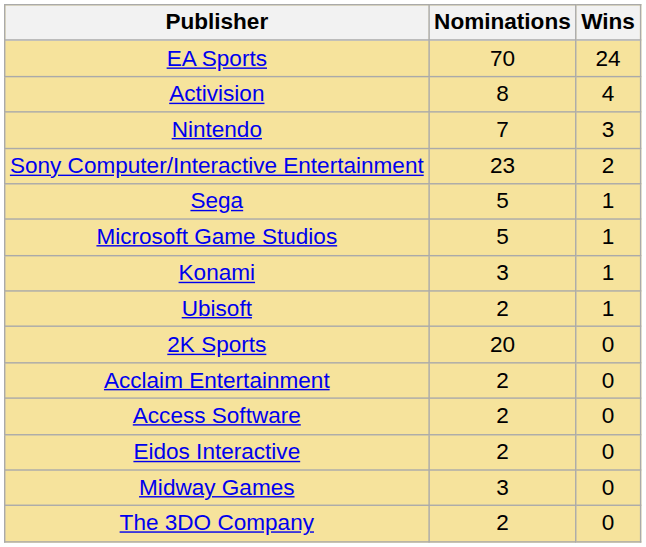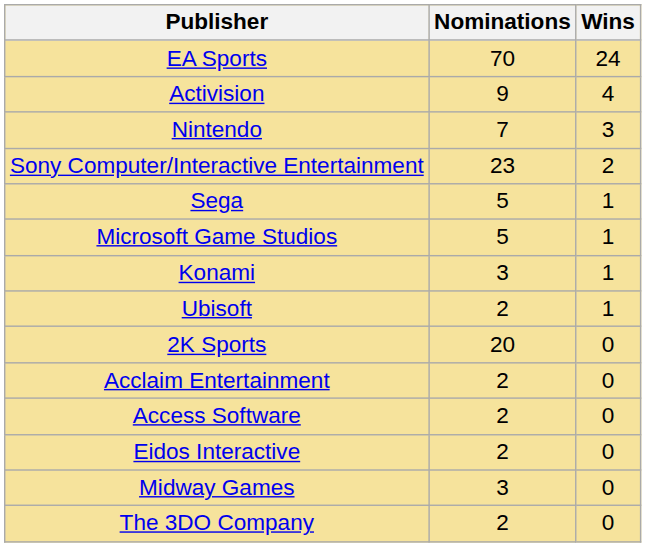(502, 93) 8 -> (502, 93) 9
